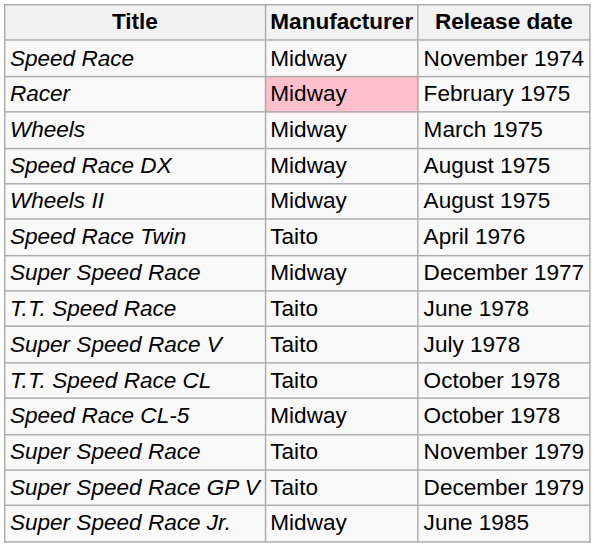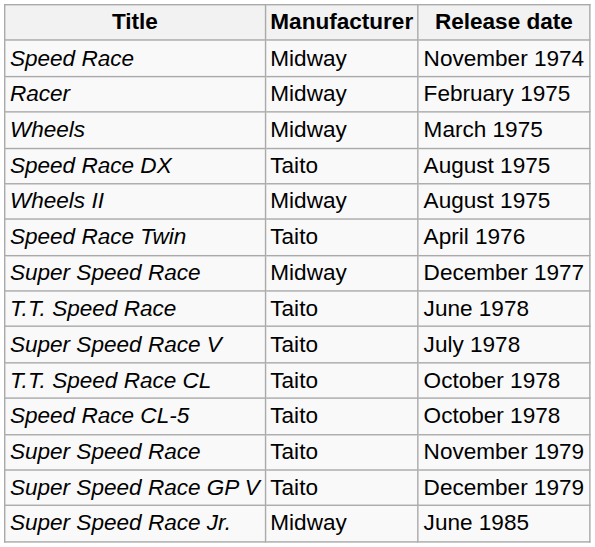(309, 93) pink background -> (309, 93) no background
(309, 165) Midway -> (294, 165) Taito
(309, 415) Midway -> (294, 415) Taito
